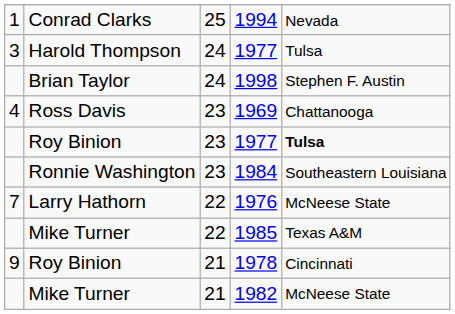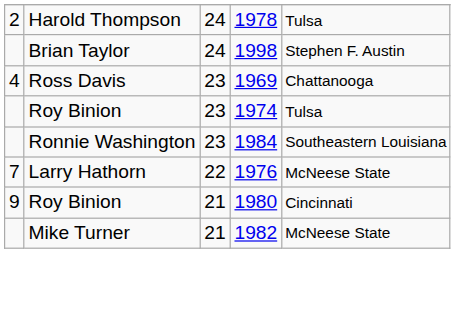- row: (90, 19)
(14, 50) 3 -> (14, 19) 2
(256, 50) 1977 -> (256, 19) 1978
(256, 141) 1977 -> (256, 111) 1974
(305, 142) bold -> (304, 111) normal
- row: (79, 232)
(256, 263) 1978 -> (256, 202) 1980
